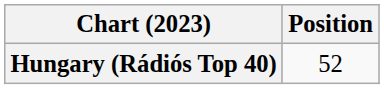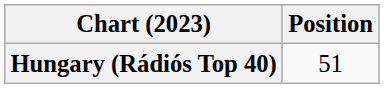(331, 63) 52 -> (331, 63) 51
